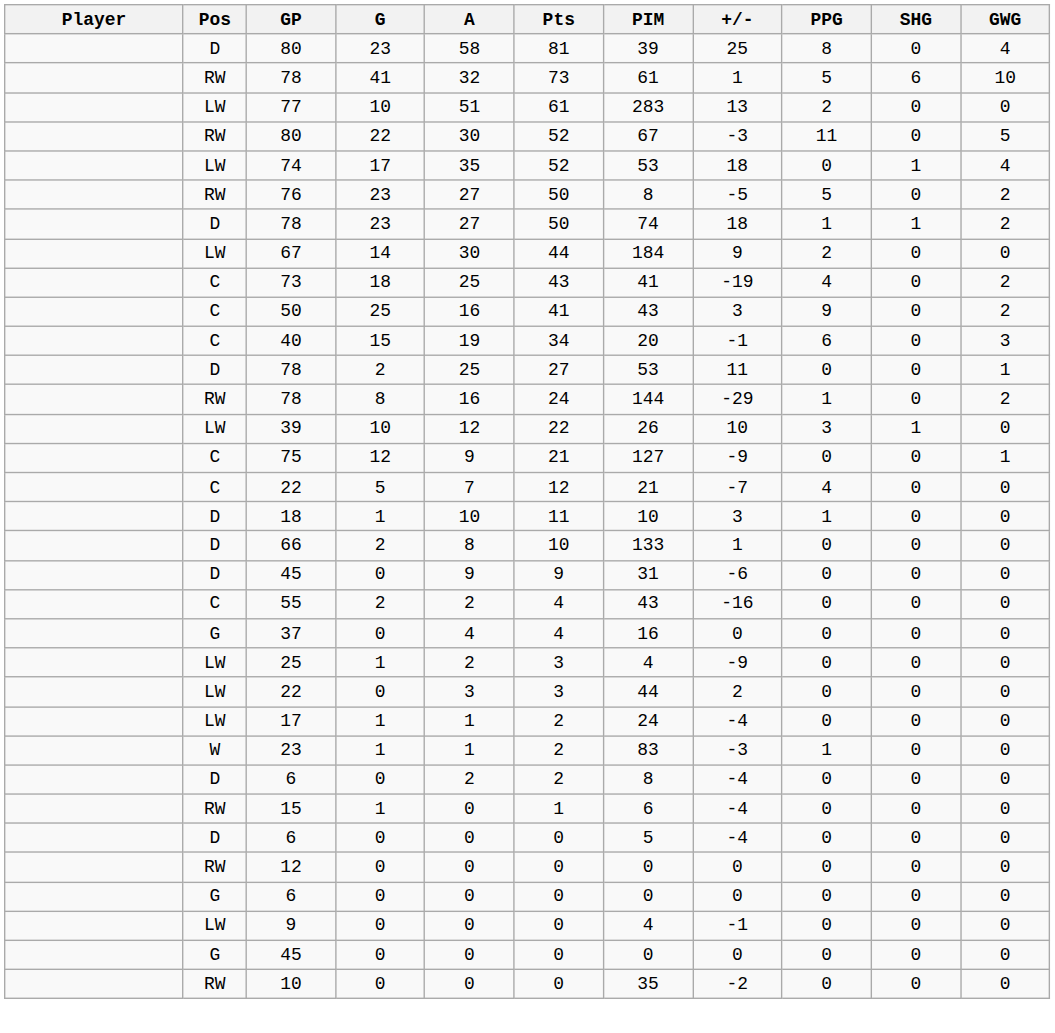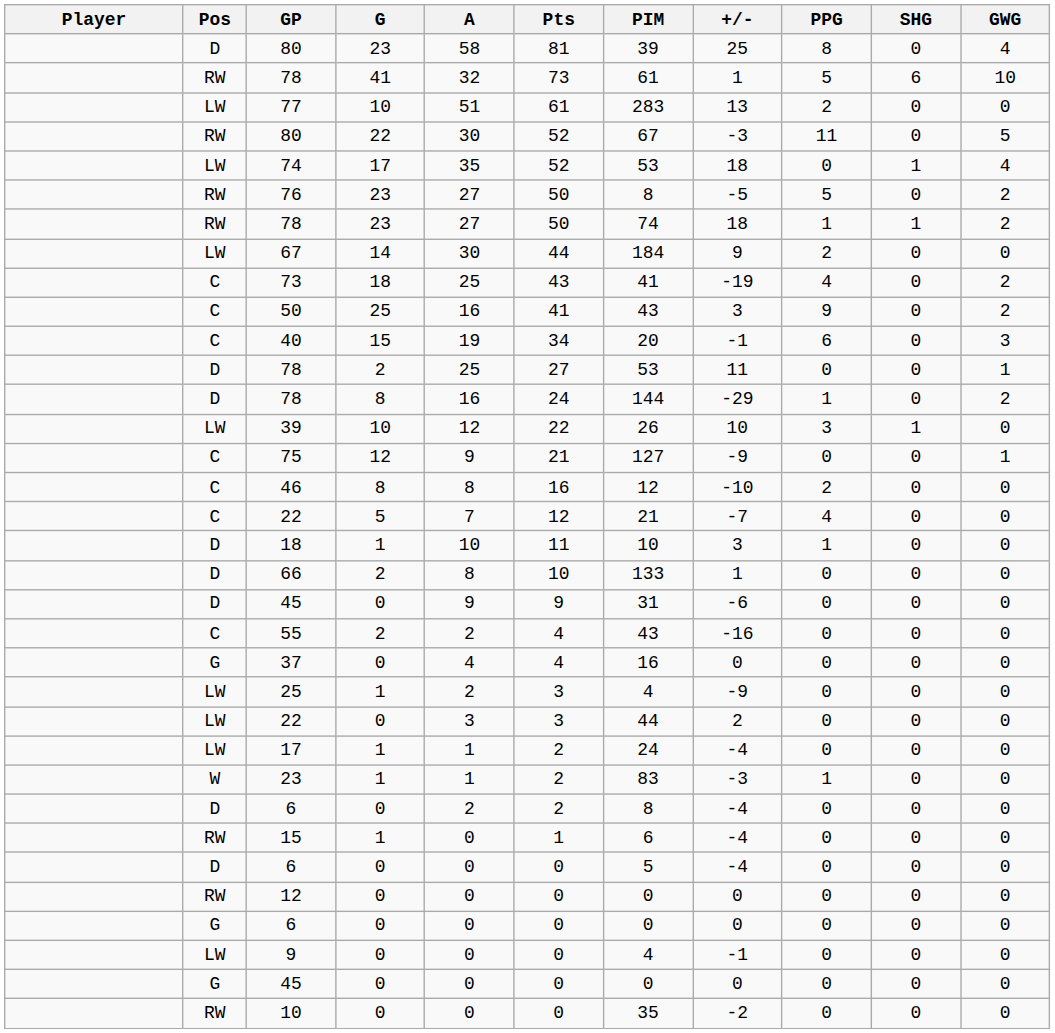(215, 224) D -> (215, 224) RW
(215, 399) RW -> (215, 399) D
+ row: (291, 487)
